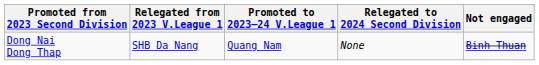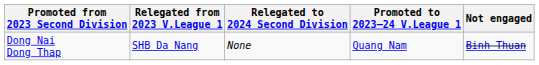columns swapped: (281, 18) <-> (401, 18)
